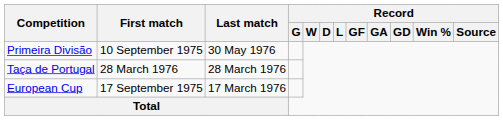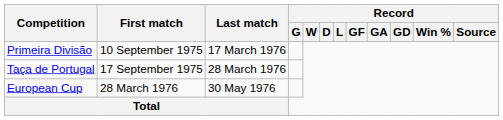(242, 50) 30 May 1976 -> (247, 50) 17 March 1976
(139, 69) 28 March 1976 -> (151, 69) 17 September 1975
(151, 87) 17 September 1975 -> (139, 87) 28 March 1976
(247, 87) 17 March 1976 -> (242, 87) 30 May 1976
